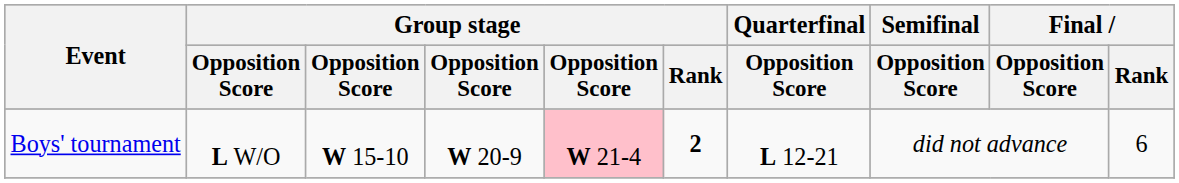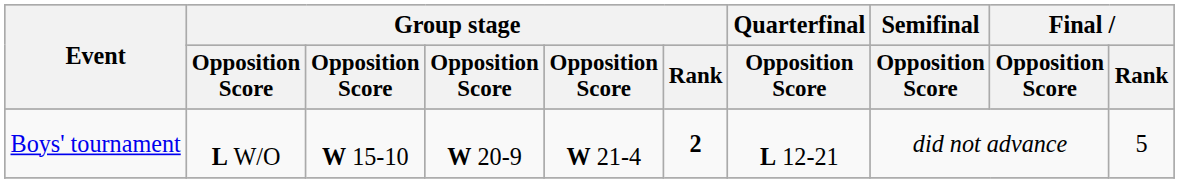(604, 157) pink background -> (604, 157) no background
(1142, 143) 6 -> (1142, 143) 5
